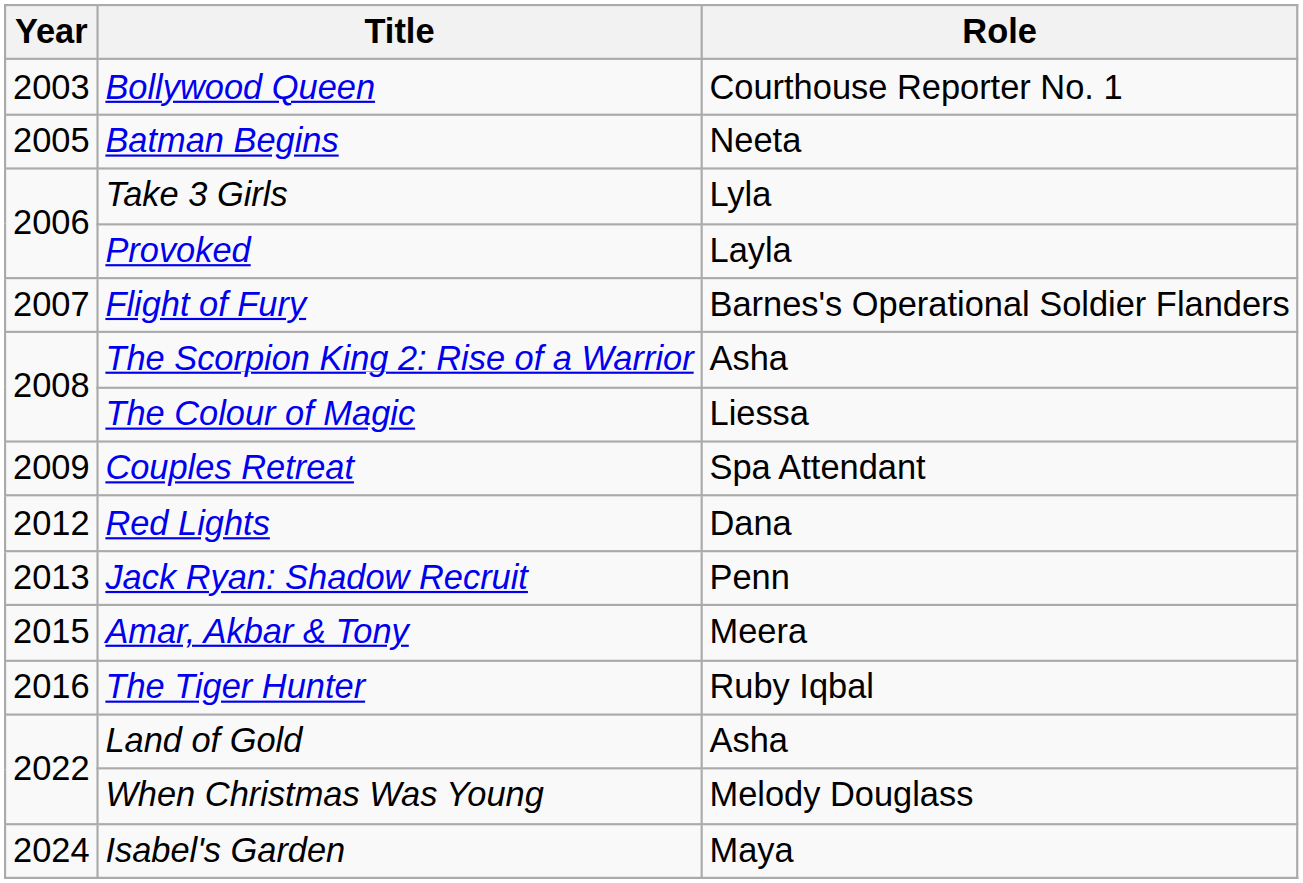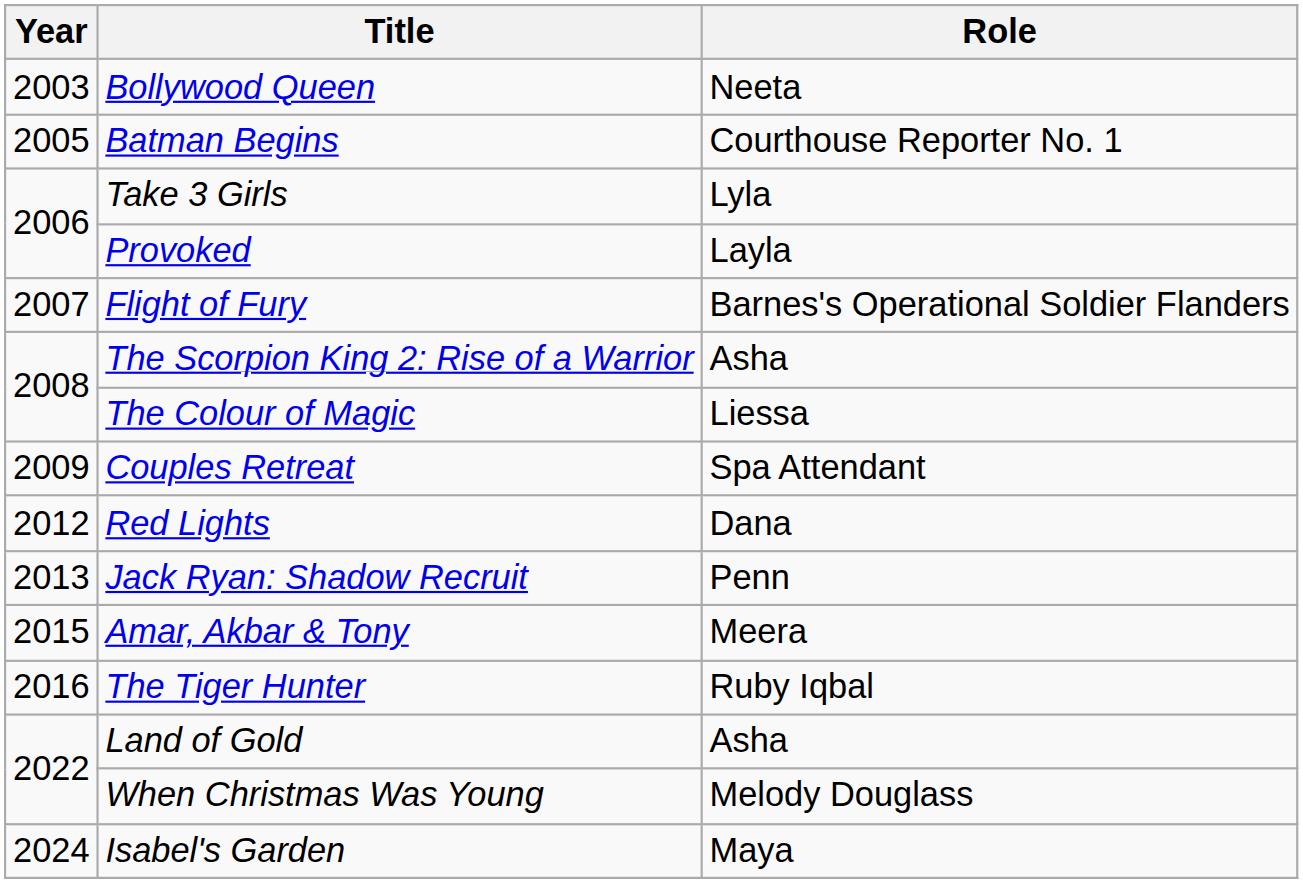(916, 86) Courthouse Reporter No. 1 -> (755, 86) Neeta
(755, 140) Neeta -> (916, 140) Courthouse Reporter No. 1
